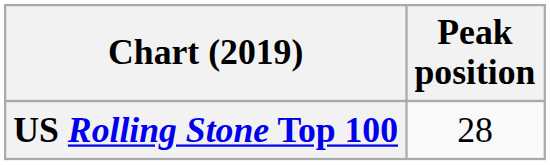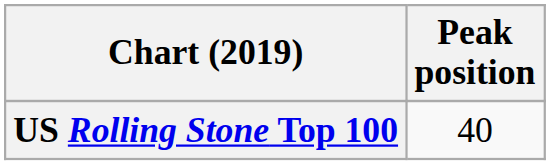(475, 129) 28 -> (475, 129) 40
